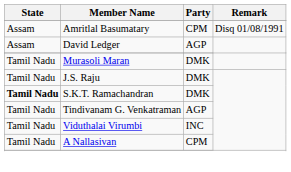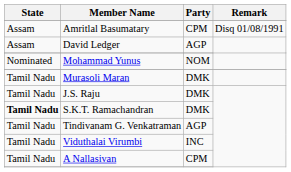+ row: (102, 61)
